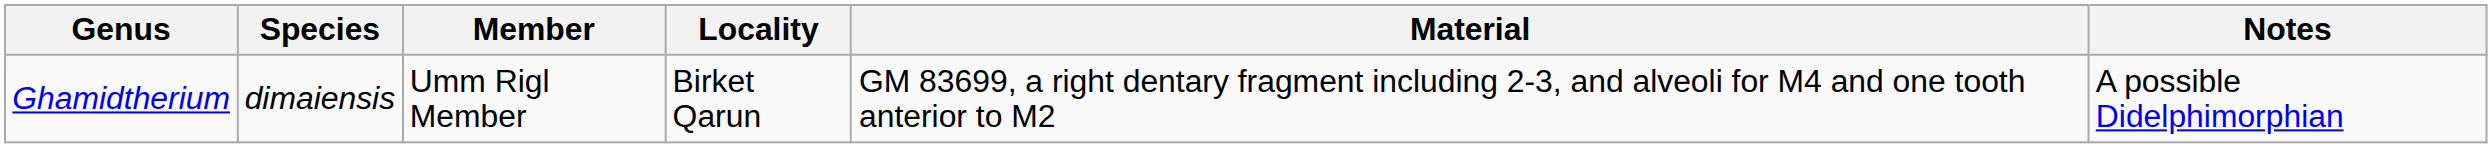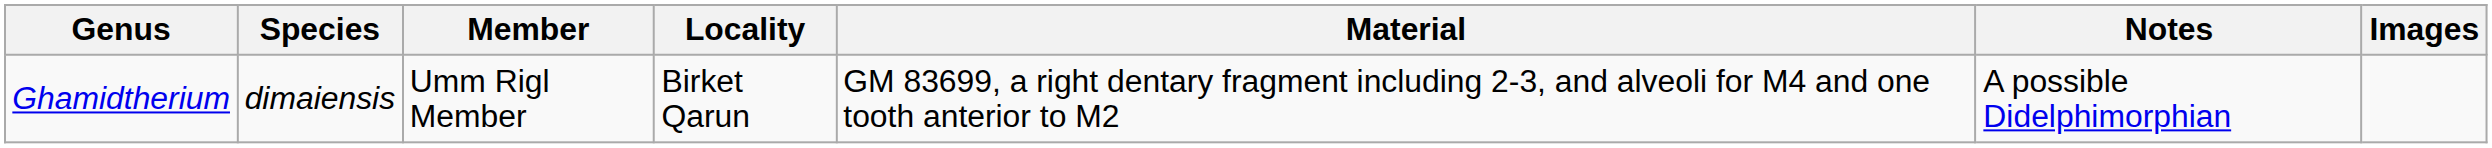+ column: (2424, 29)
